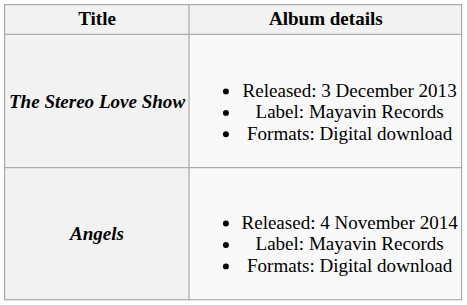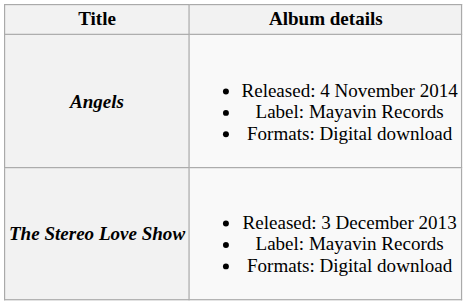rows swapped: (97, 100) <-> (97, 233)
